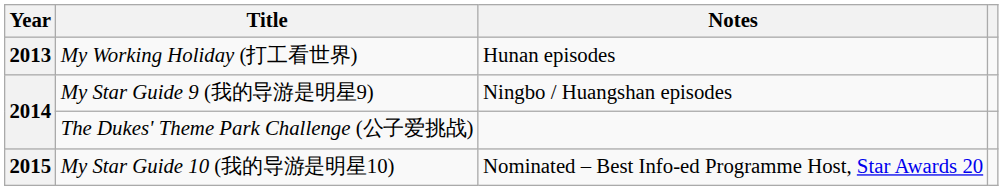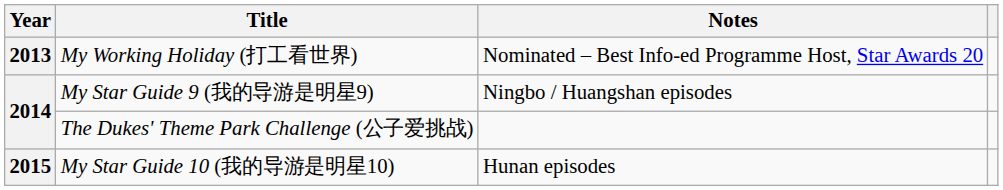(549, 55) Hunan episodes -> (733, 55) Nominated – Best Info-ed Programme Host, Star Awards 20
(733, 166) Nominated – Best Info-ed Programme Host, Star Awards 20 -> (549, 166) Hunan episodes
